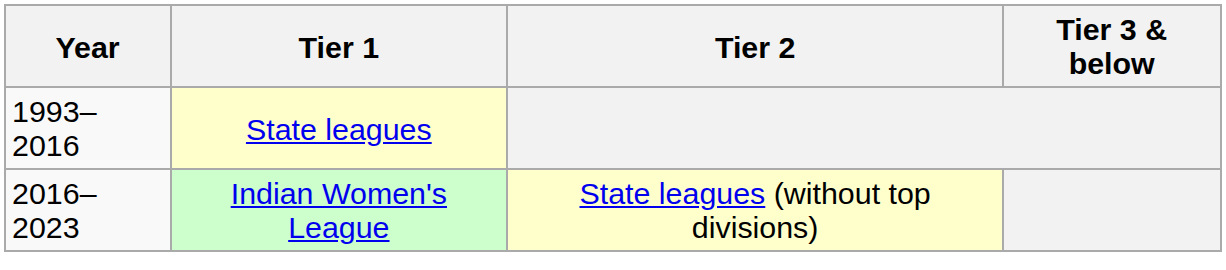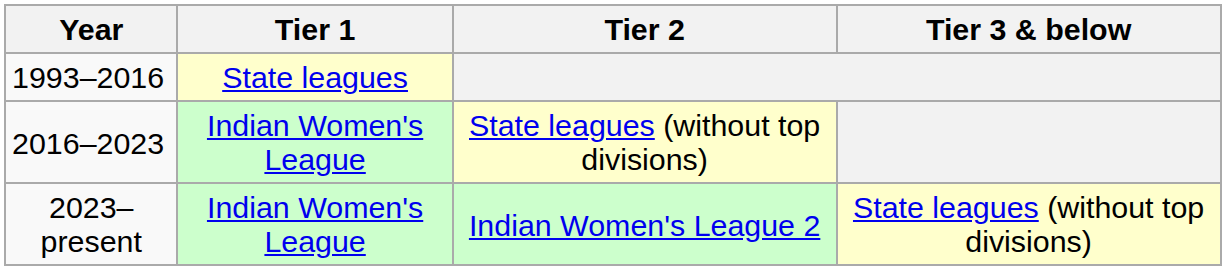+ row: (645, 225)
